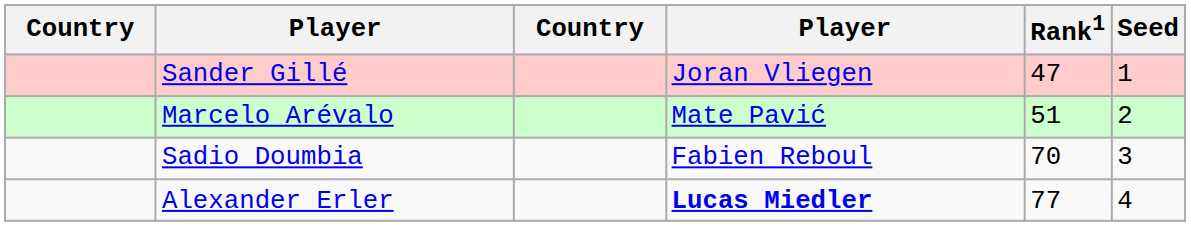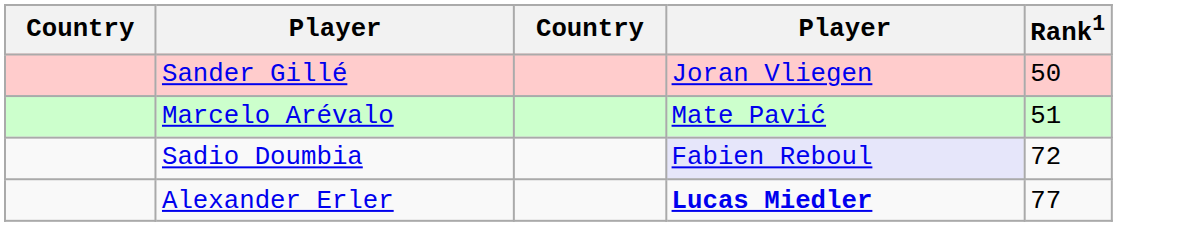- column: (1148, 29)
(1046, 75) 47 -> (1046, 75) 50
(772, 158) no background -> (772, 158) lavender background
(1046, 158) 70 -> (1046, 158) 72
